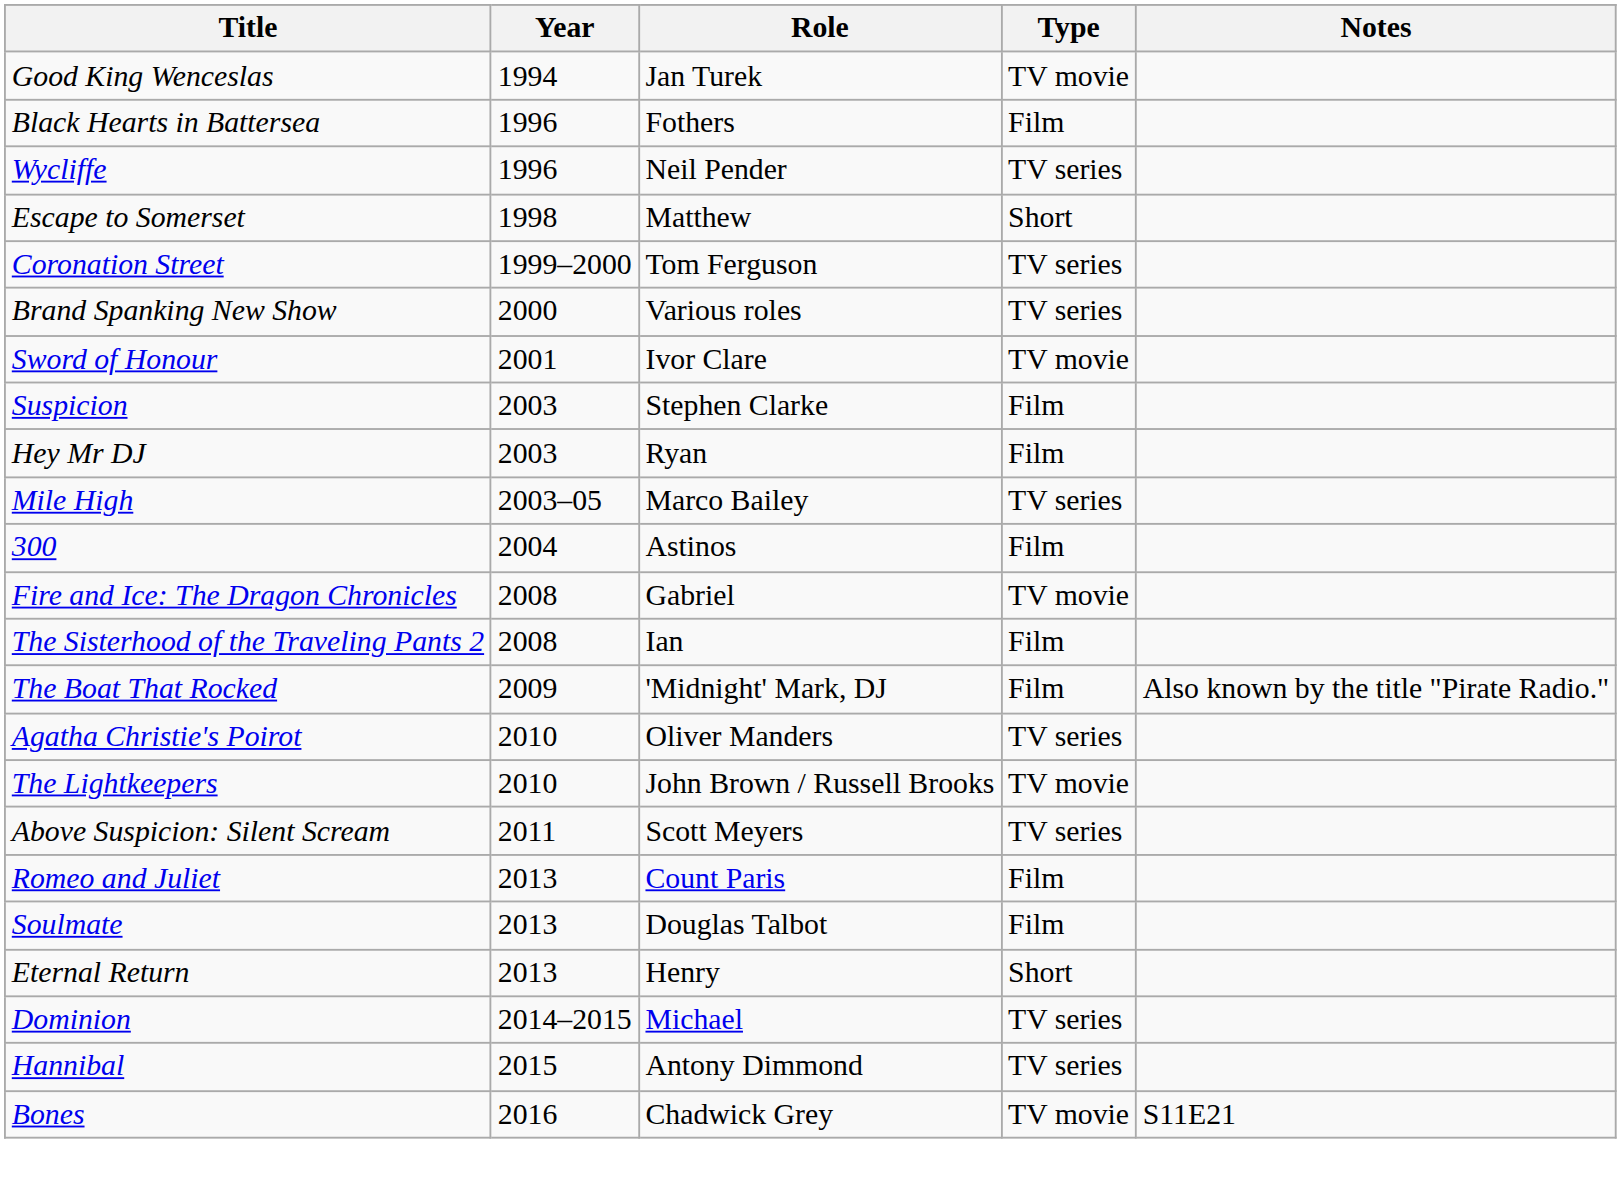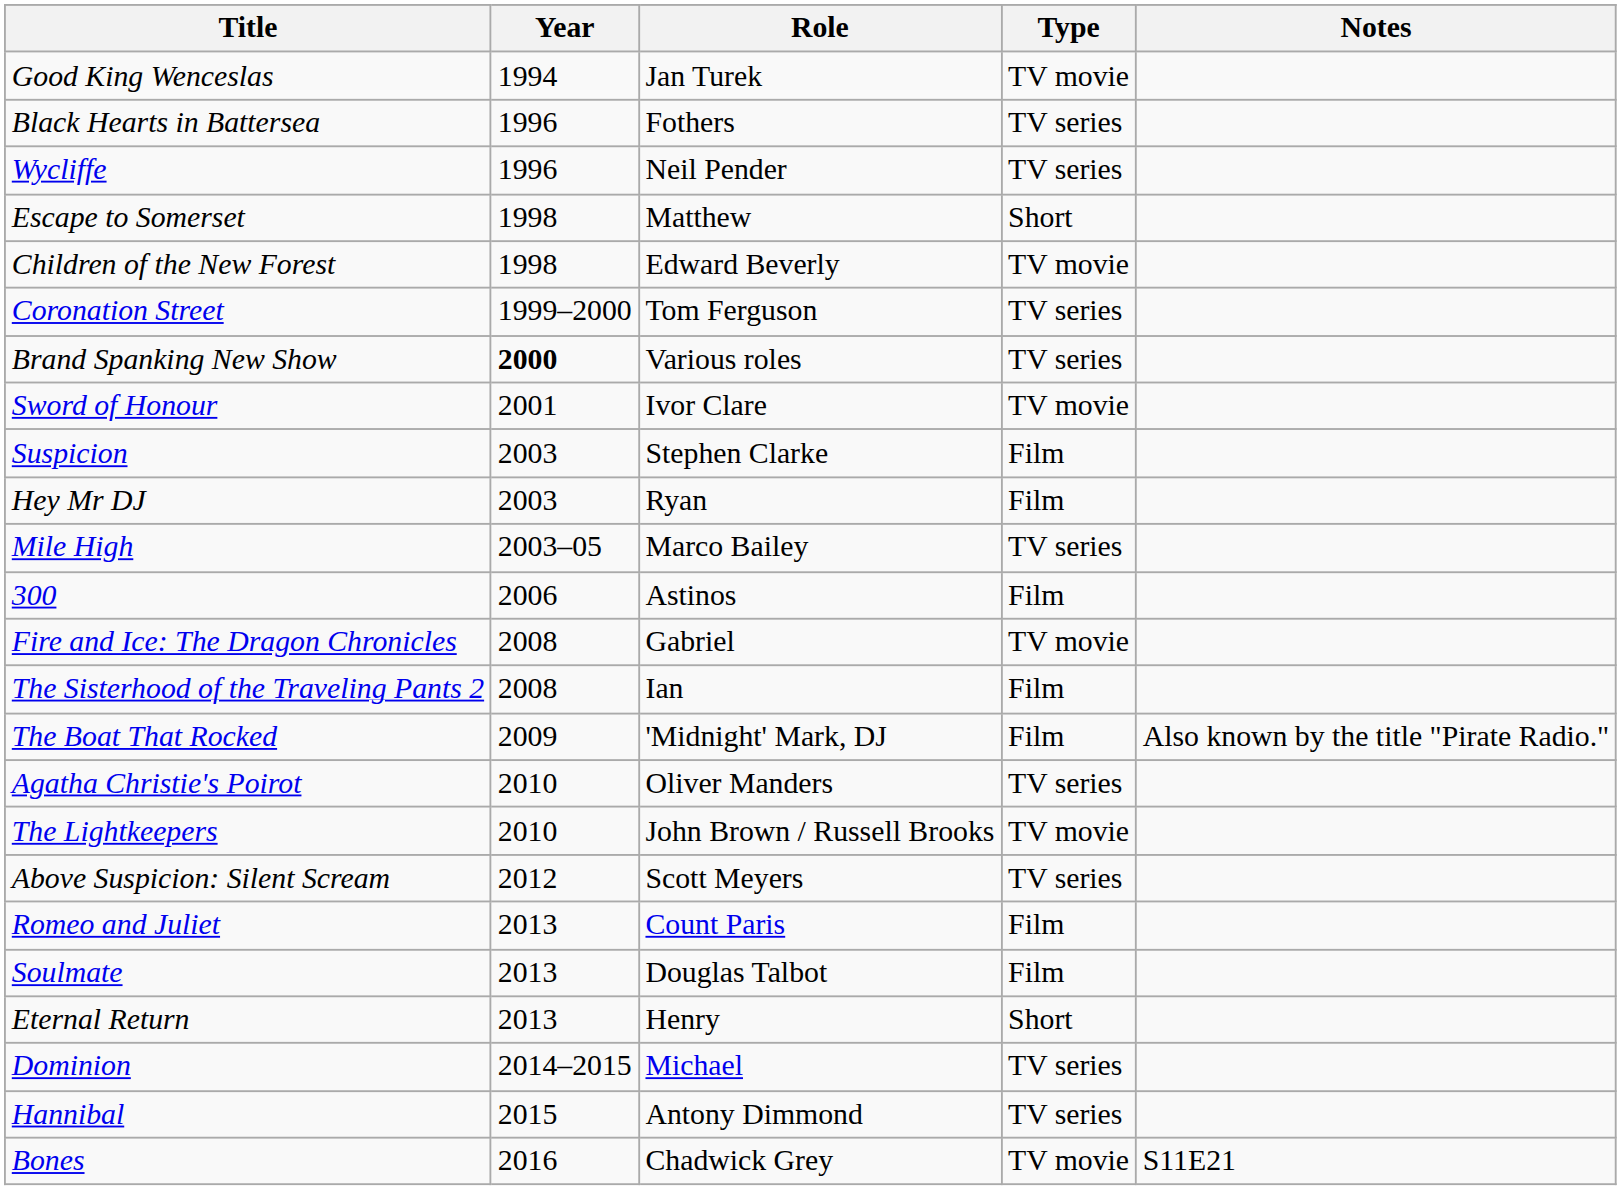(1036, 122) Film -> (1065, 122) TV series
+ row: (174, 264)
(528, 311) normal -> (528, 358) bold
(528, 547) 2004 -> (528, 594) 2006
(527, 830) 2011 -> (528, 877) 2012
